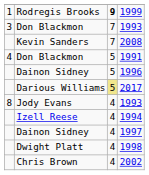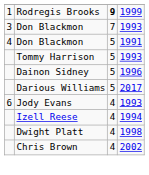- row: (53, 42)
+ row: (55, 57)
(113, 87) khaki background -> (113, 87) no background
(9, 102) 8 -> (9, 102) 6
- row: (53, 132)
